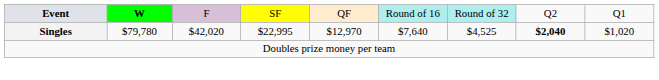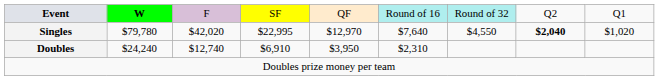(482, 31) $4,525 -> (482, 31) $4,550
+ row: (56, 49)
